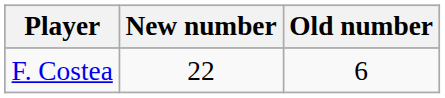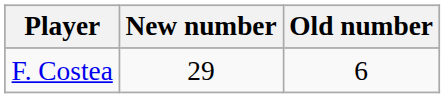(201, 69) 22 -> (201, 69) 29
